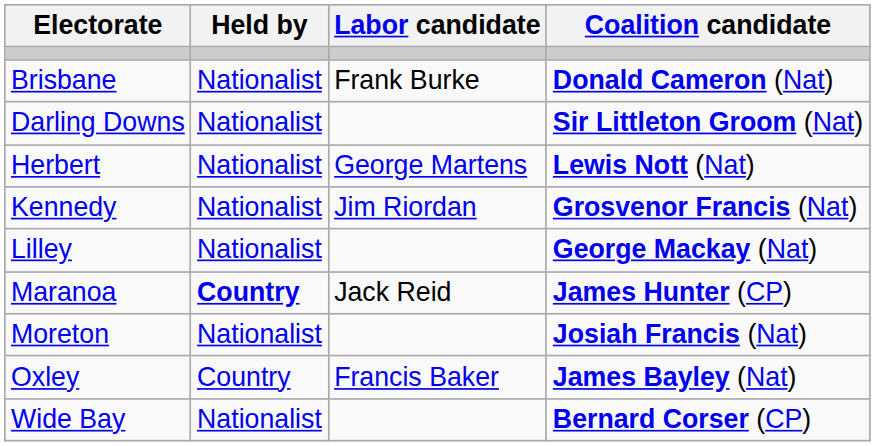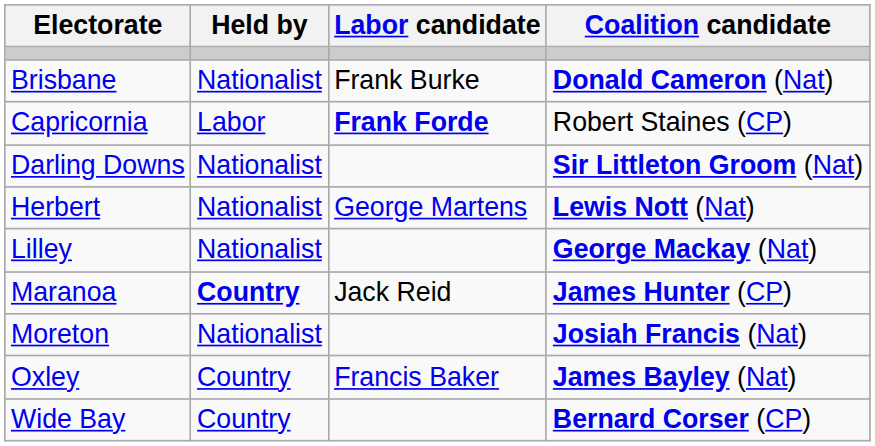+ row: (79, 122)
- row: (64, 207)
(259, 419) Nationalist -> (244, 419) Country
